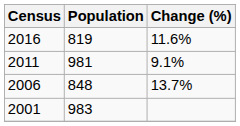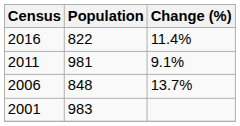(80, 39) 819 -> (80, 39) 822
(171, 39) 11.6% -> (171, 39) 11.4%
